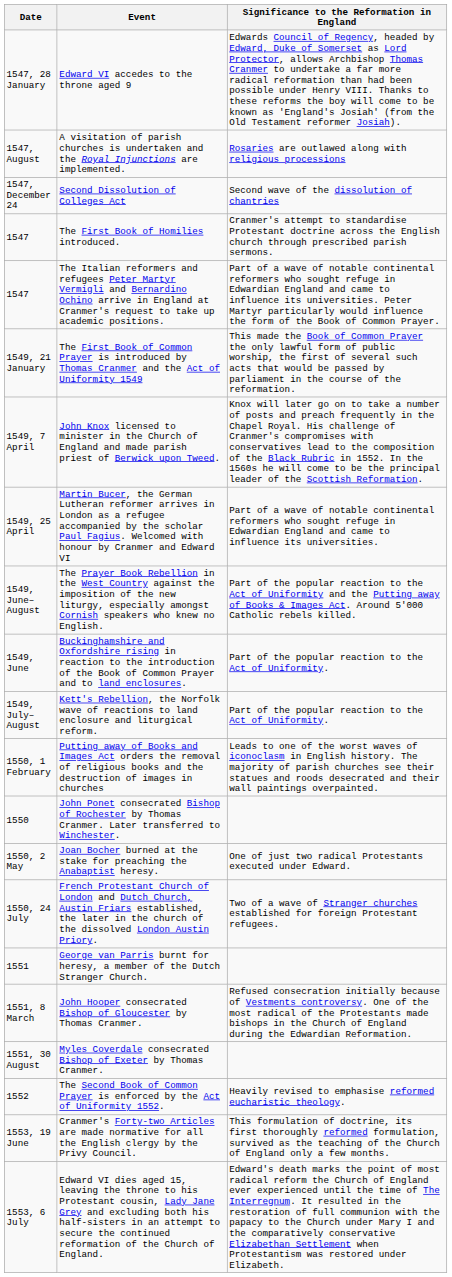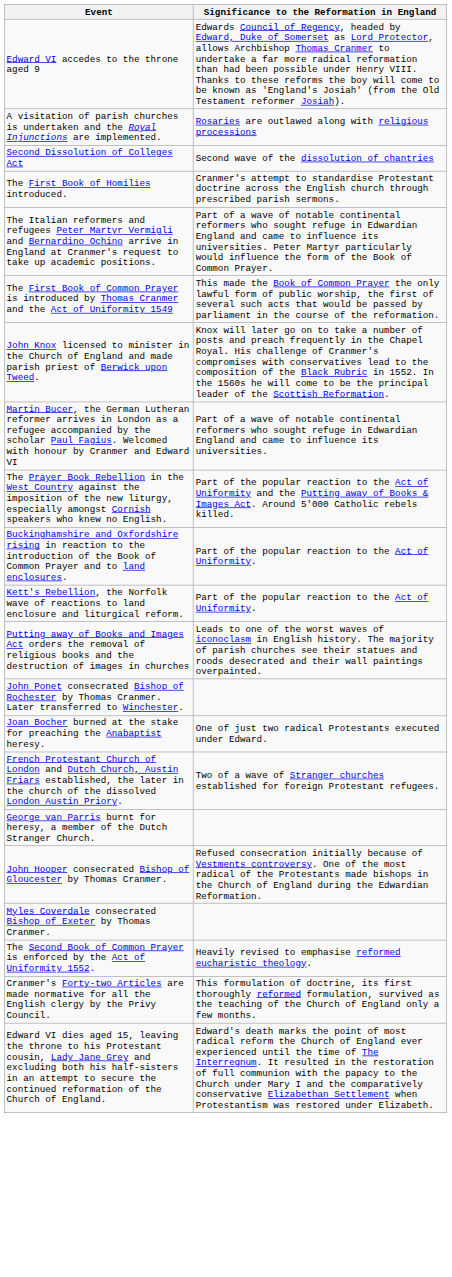- column: (31, 17)
